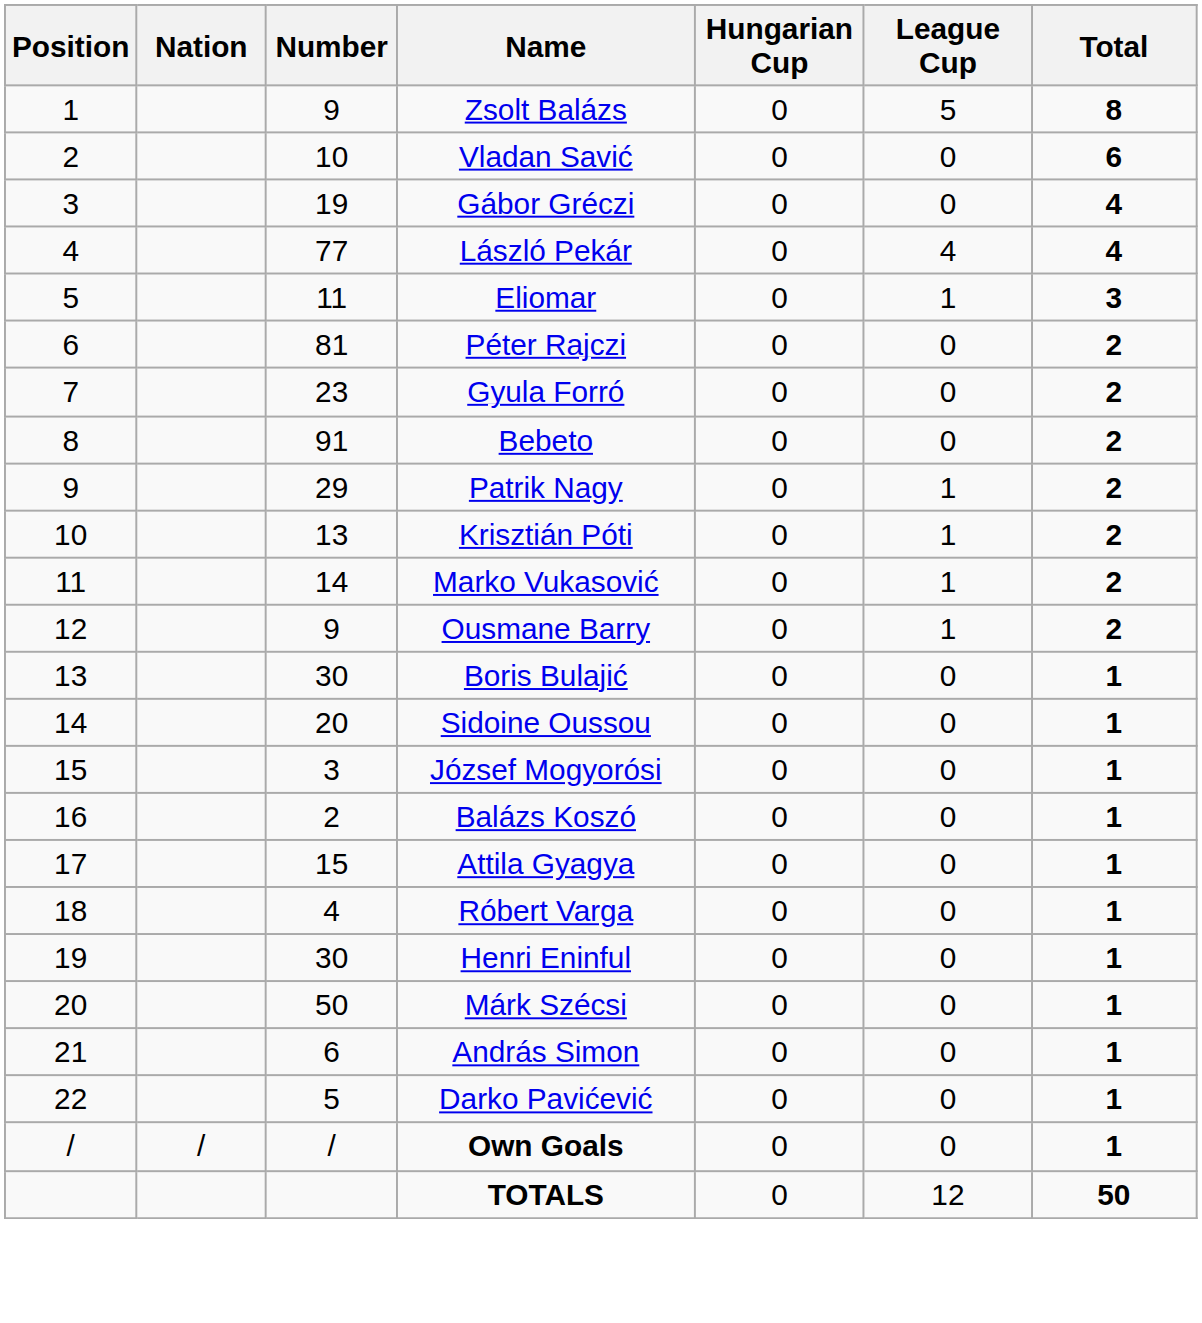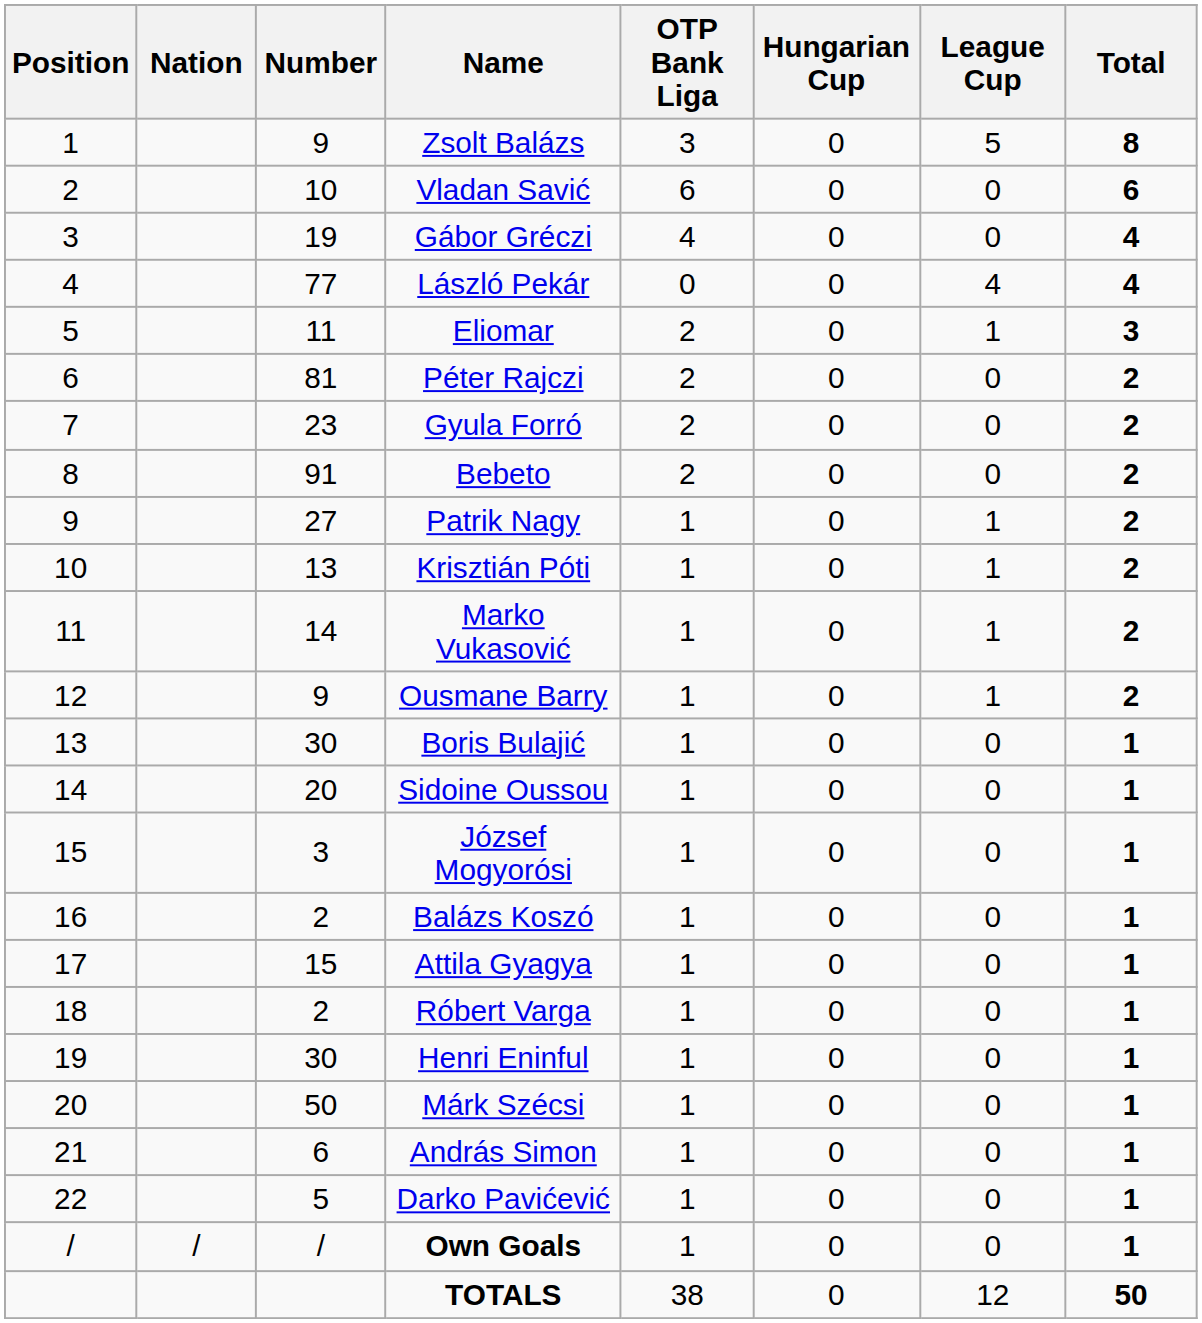+ column: (687, 62)
(332, 487) 29 -> (321, 520) 27
(332, 911) 4 -> (321, 1011) 2
